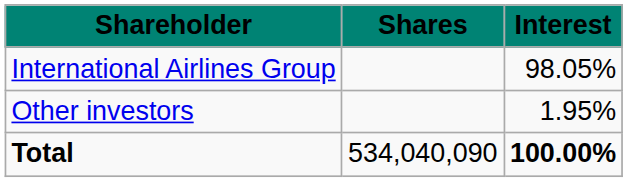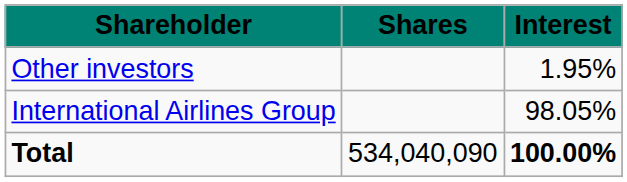rows swapped: (174, 68) <-> (103, 111)
